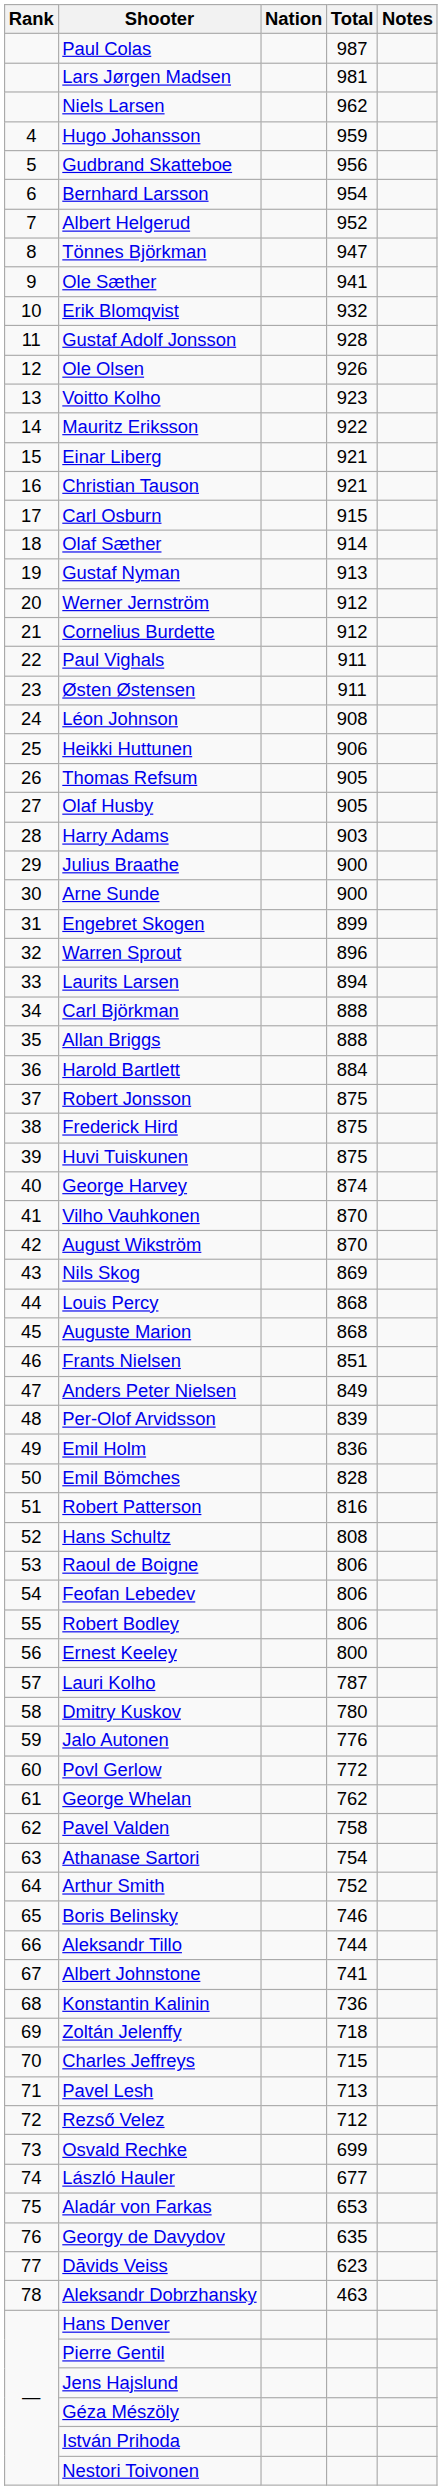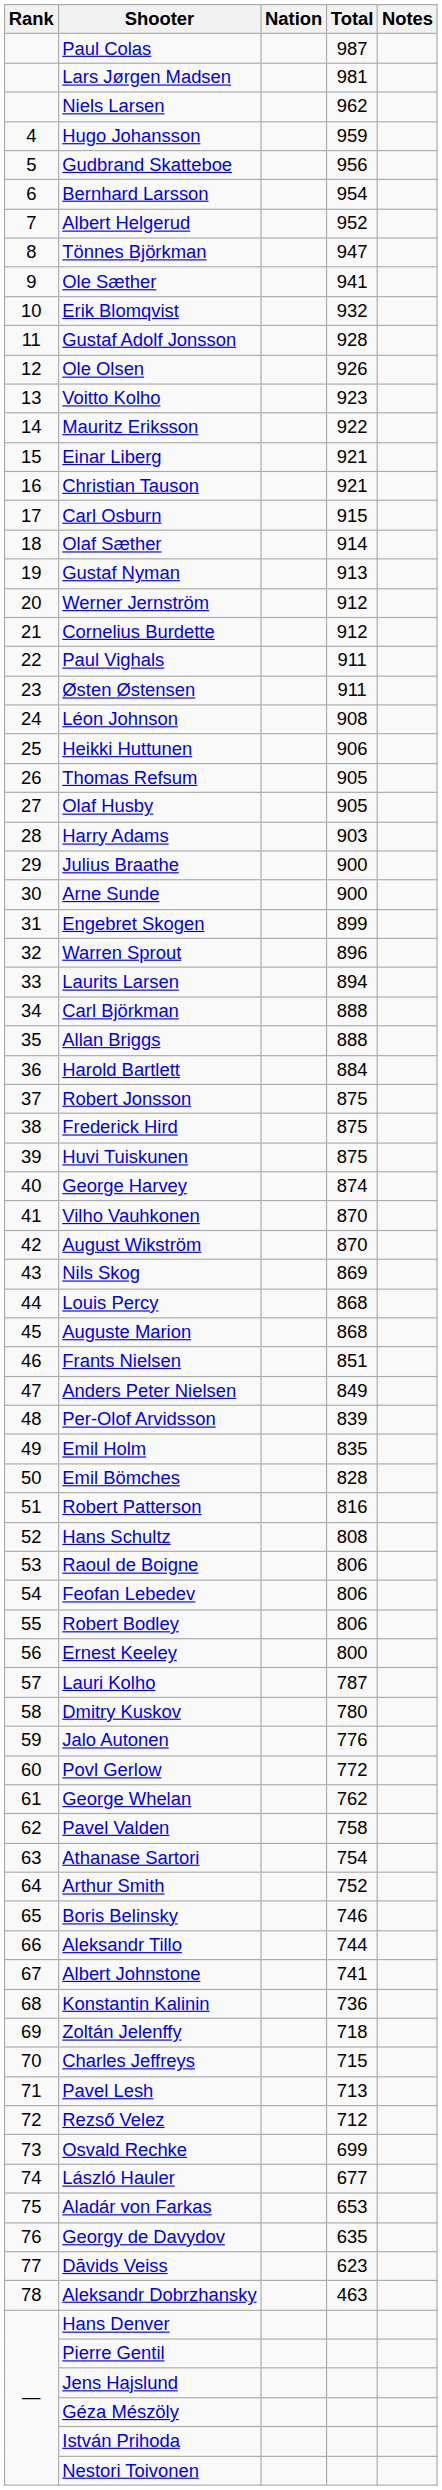(352, 1448) 836 -> (352, 1448) 835
